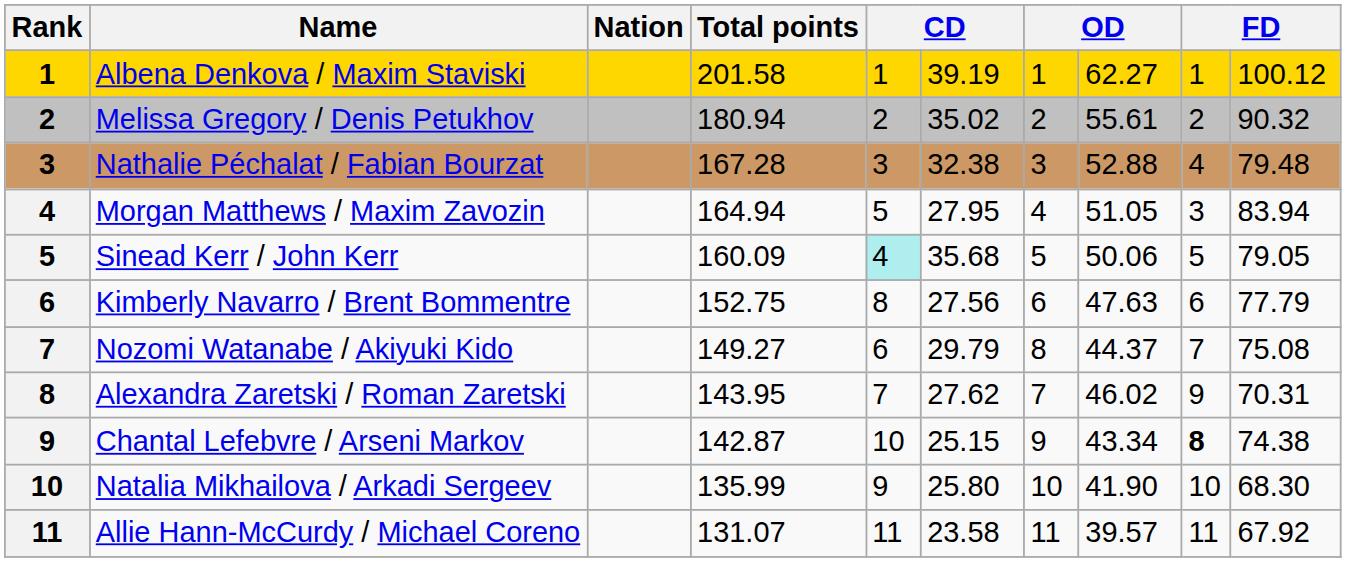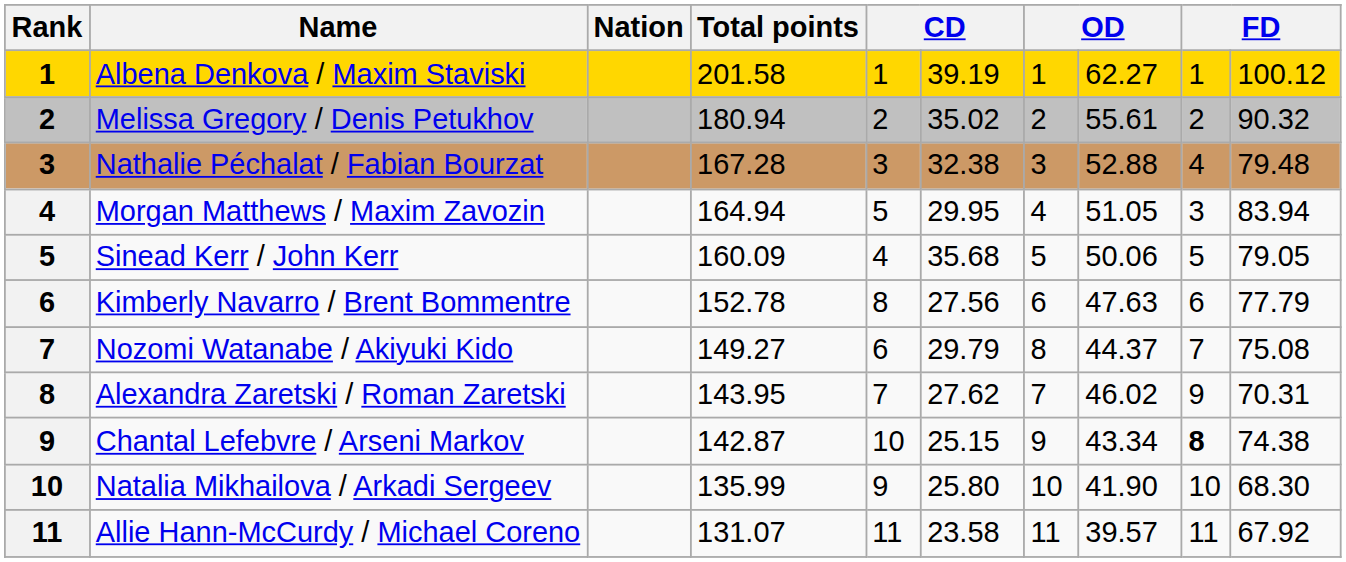(963, 211) 27.95 -> (963, 211) 29.95
(880, 257) paleturquoise background -> (880, 257) no background
(741, 303) 152.75 -> (741, 303) 152.78
